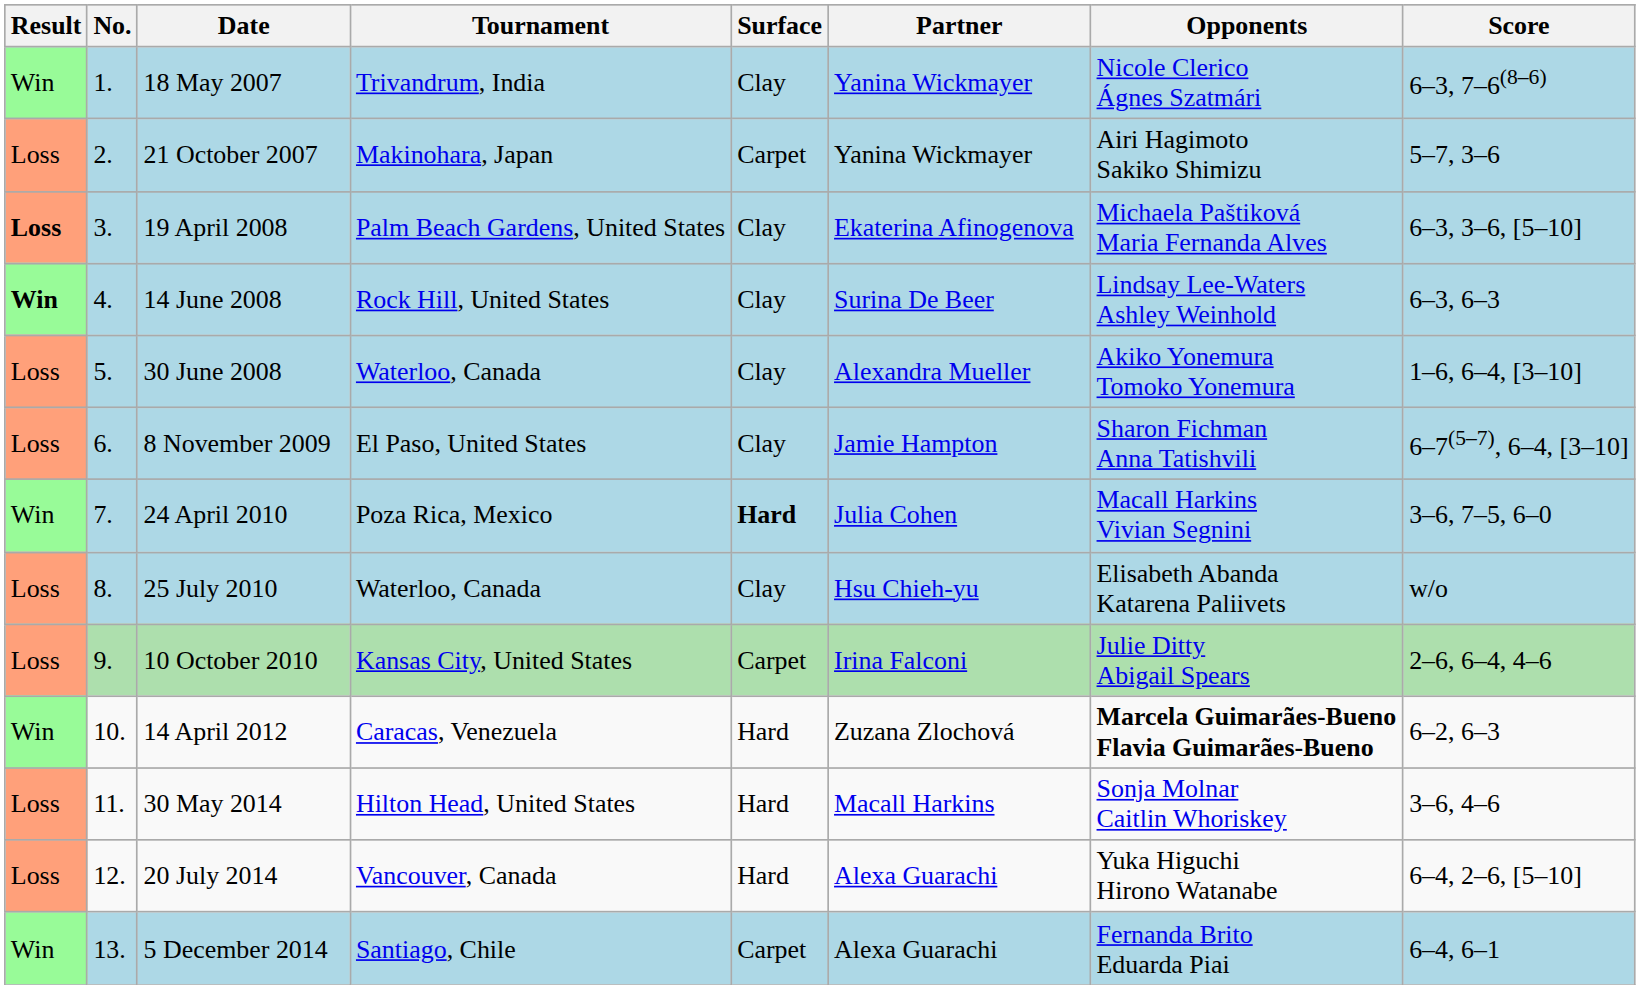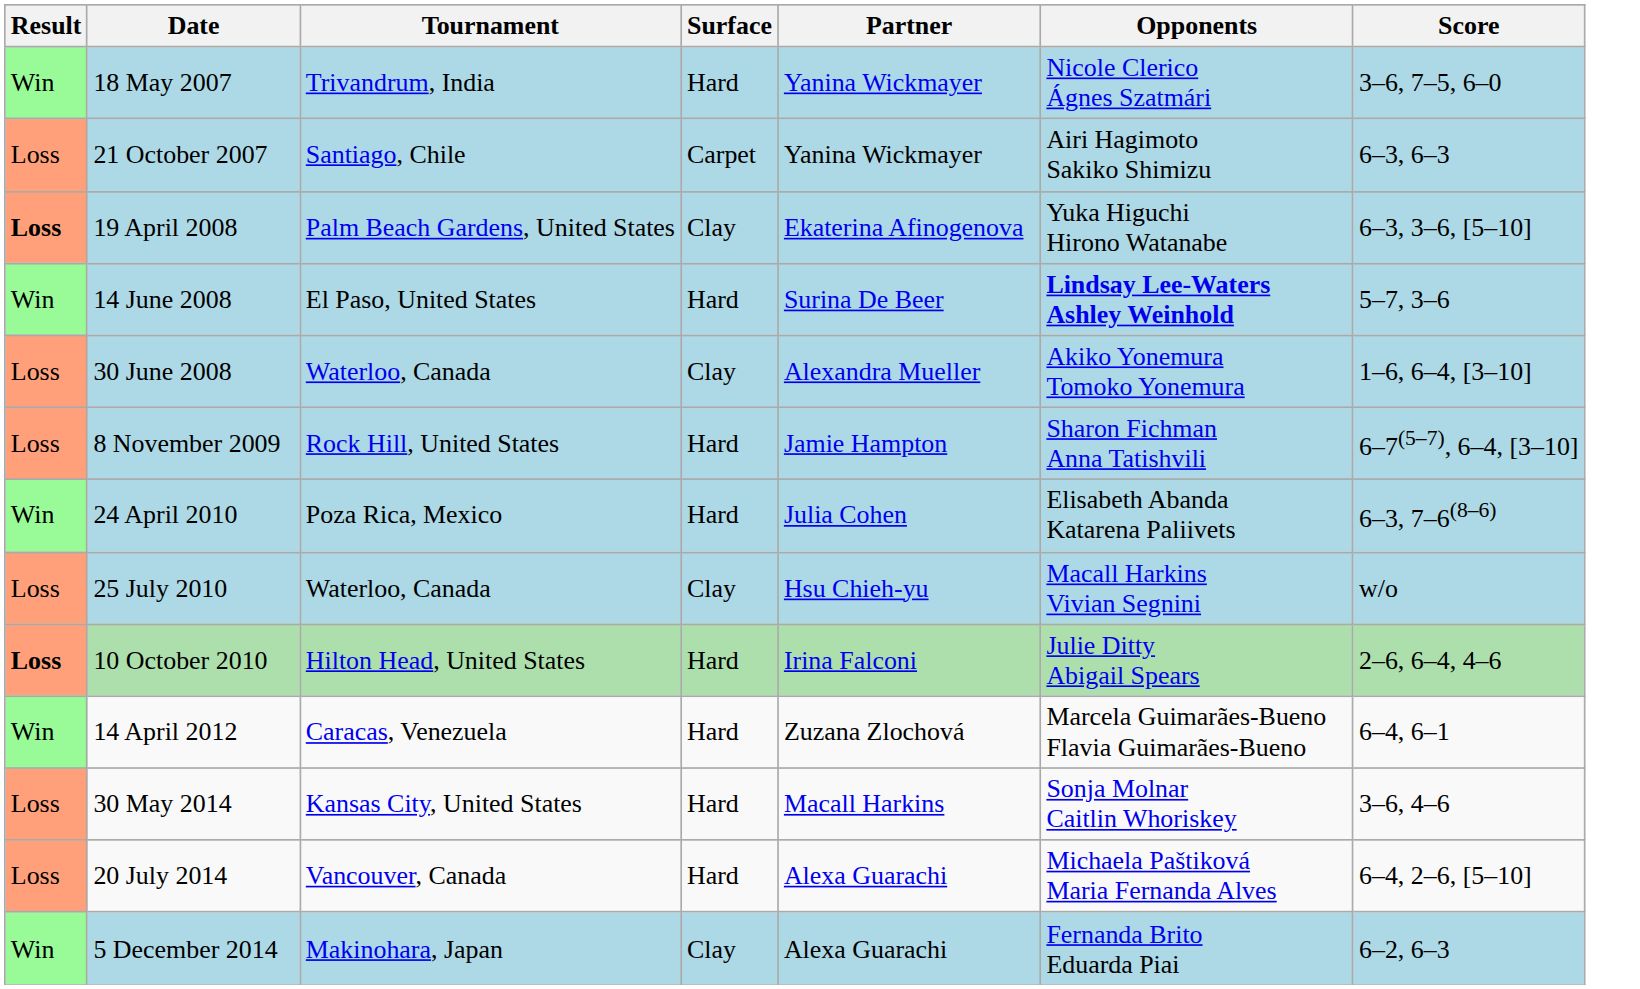- column: (112, 25)
(762, 82) Clay -> (713, 82) Hard
(1478, 82) 6–3, 7–6(8–6) -> (1430, 82) 3–6, 7–5, 6–0
(455, 154) Makinohara, Japan -> (386, 154) Santiago, Chile
(1454, 154) 5–7, 3–6 -> (1404, 154) 6–3, 6–3
(1212, 226) Michaela Paštiková Maria Fernanda Alves -> (1137, 226) Yuka Higuchi Hirono Watanabe
(34, 298) bold -> (33, 298) normal
(483, 298) Rock Hill, United States -> (421, 298) El Paso, United States
(762, 298) Clay -> (713, 298) Hard
(1201, 298) normal -> (1158, 298) bold
(1454, 298) 6–3, 6–3 -> (1404, 298) 5–7, 3–6
(471, 442) El Paso, United States -> (432, 442) Rock Hill, United States
(762, 442) Clay -> (713, 442) Hard
(767, 514) bold -> (713, 514) normal
(1177, 514) Macall Harkins Vivian Segnini -> (1141, 514) Elisabeth Abanda Katarena Paliivets
(1480, 514) 3–6, 7–5, 6–0 -> (1428, 514) 6–3, 7–6(8–6)
(1191, 587) Elisabeth Abanda Katarena Paliivets -> (1127, 587) Macall Harkins Vivian Segnini
(35, 659) normal -> (36, 659) bold
(494, 659) Kansas City, United States -> (445, 659) Hilton Head, United States
(772, 659) Carpet -> (713, 659) Hard
(1246, 731) bold -> (1186, 731) normal
(1454, 731) 6–2, 6–3 -> (1404, 731) 6–4, 6–1
(496, 803) Hilton Head, United States -> (444, 803) Kansas City, United States
(1187, 875) Yuka Higuchi Hirono Watanabe -> (1162, 875) Michaela Paštiková Maria Fernanda Alves
(436, 947) Santiago, Chile -> (404, 947) Makinohara, Japan
(772, 947) Carpet -> (711, 947) Clay
(1454, 947) 6–4, 6–1 -> (1404, 947) 6–2, 6–3
